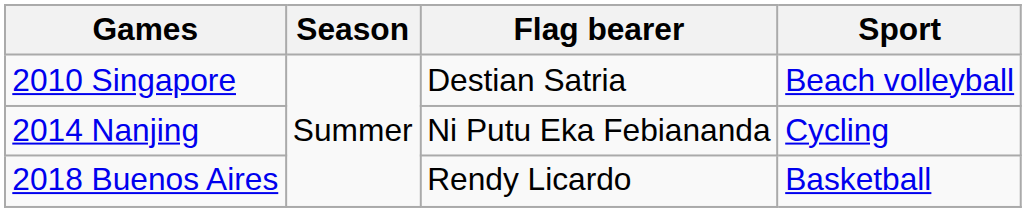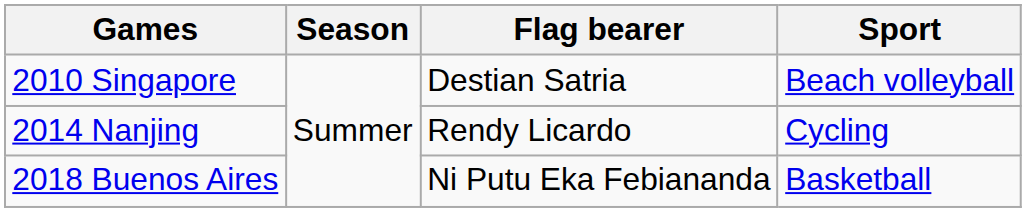(599, 130) Ni Putu Eka Febiananda -> (529, 130) Rendy Licardo
(529, 180) Rendy Licardo -> (599, 180) Ni Putu Eka Febiananda
